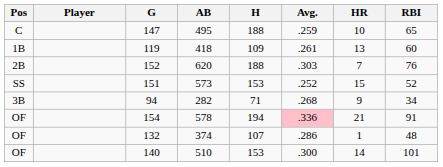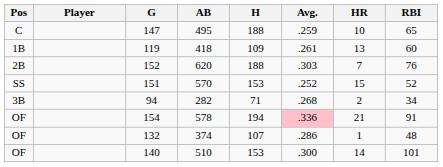(203, 83) 573 -> (203, 83) 570
(359, 100) 9 -> (359, 100) 2
